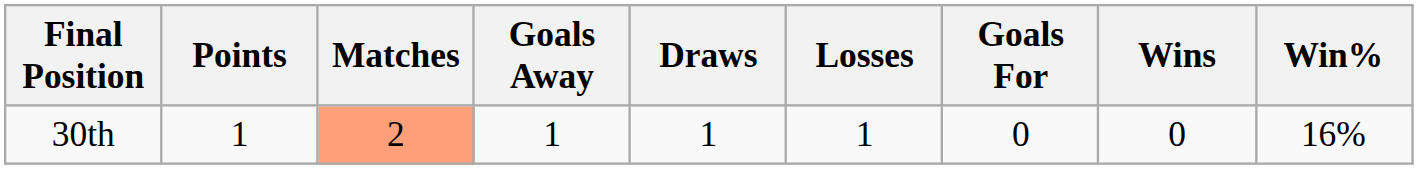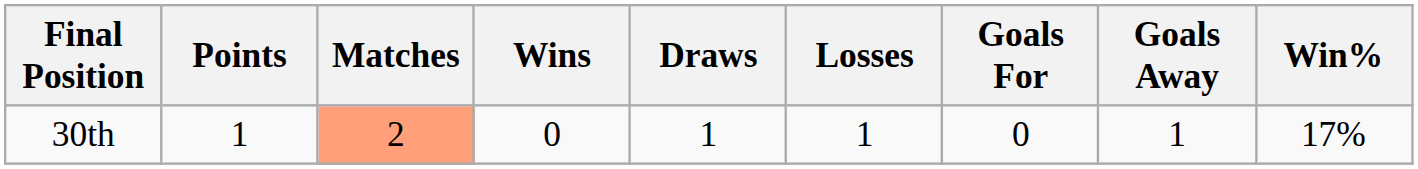columns swapped: (1177, 54) <-> (552, 54)
(1333, 134) 16% -> (1333, 134) 17%
